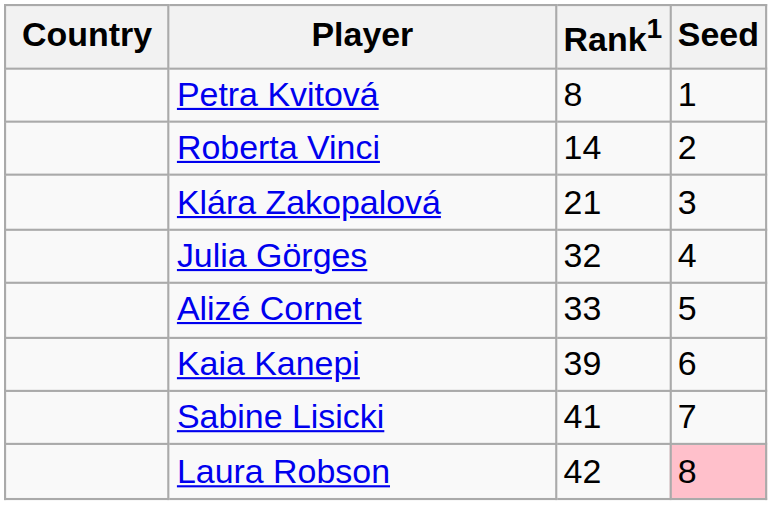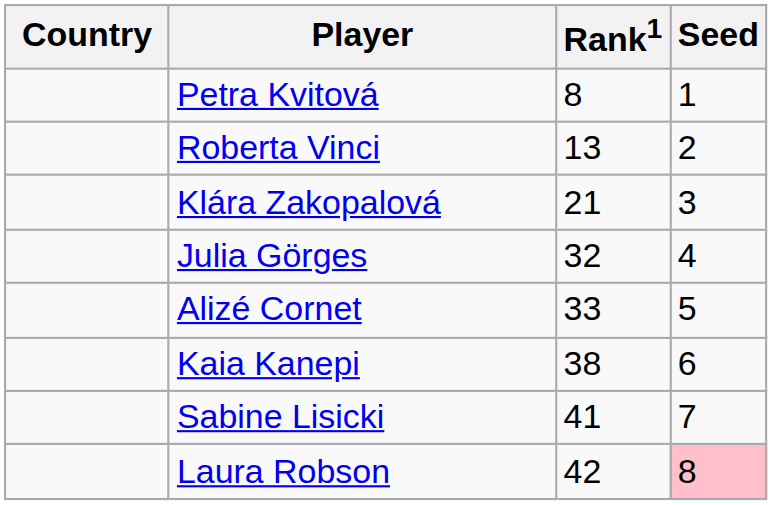(582, 148) 14 -> (582, 148) 13
(582, 363) 39 -> (582, 363) 38
